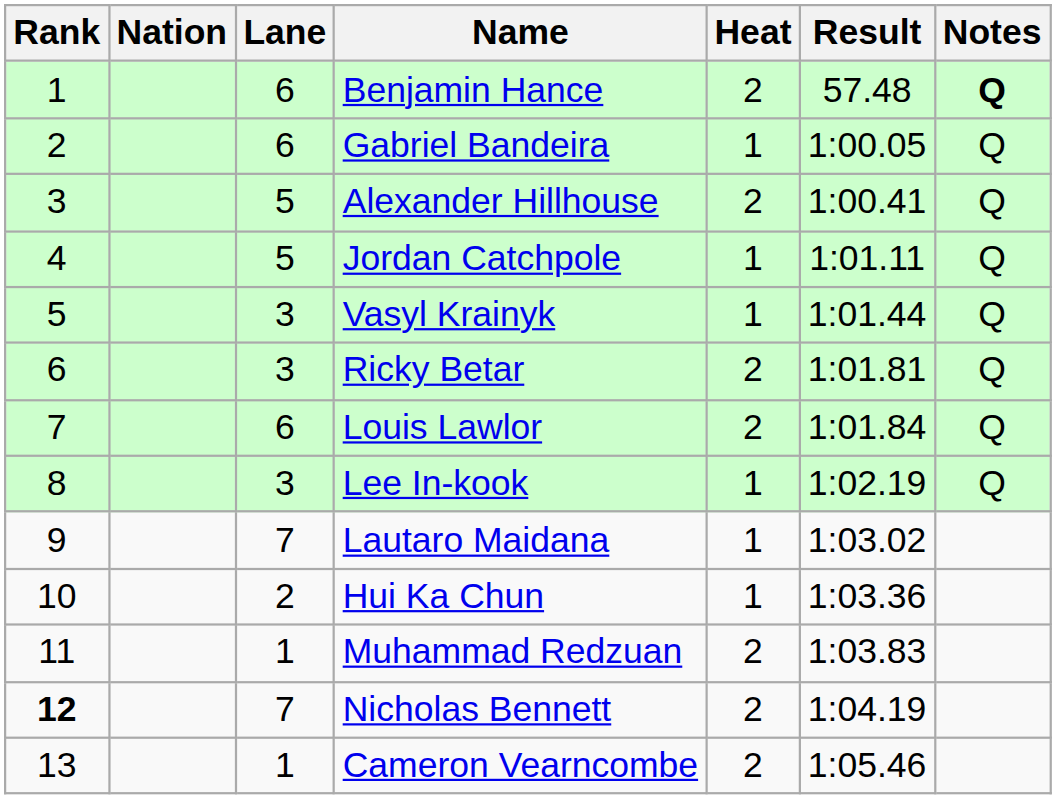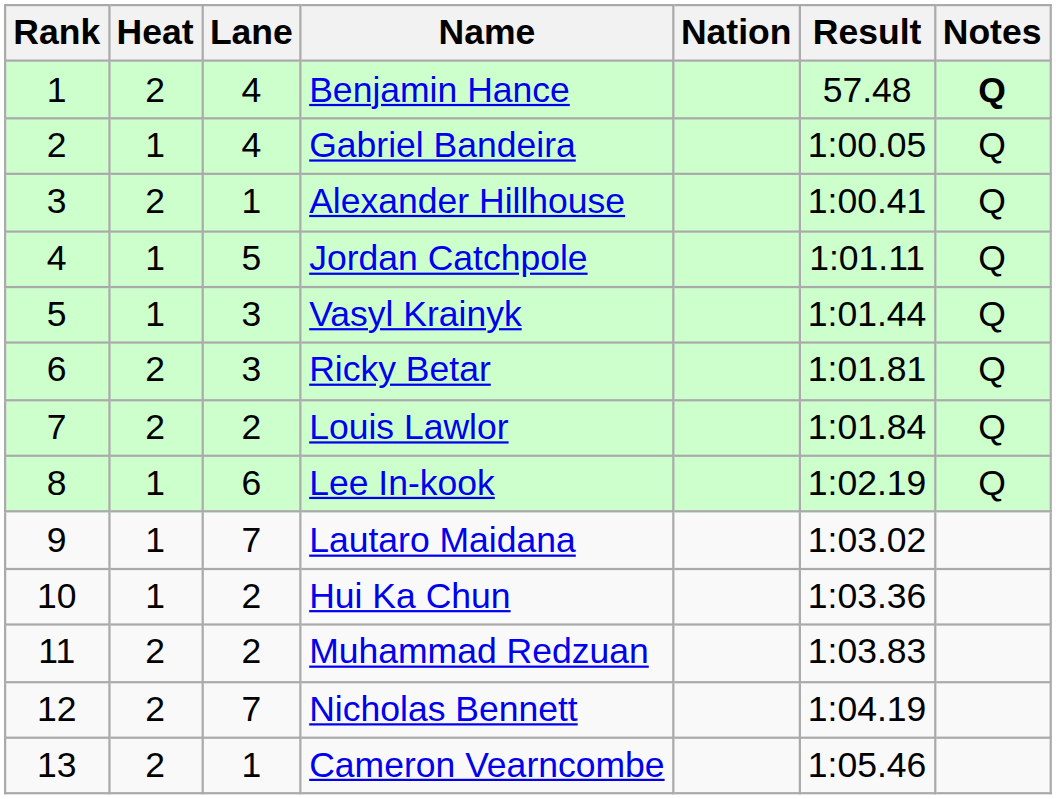columns swapped: (753, 32) <-> (172, 32)
(285, 88) 6 -> (251, 88) 4
(285, 145) 6 -> (251, 145) 4
(285, 201) 5 -> (251, 201) 1
(285, 426) 6 -> (251, 426) 2
(285, 483) 3 -> (251, 483) 6
(285, 652) 1 -> (251, 652) 2
(57, 708) bold -> (57, 708) normal
